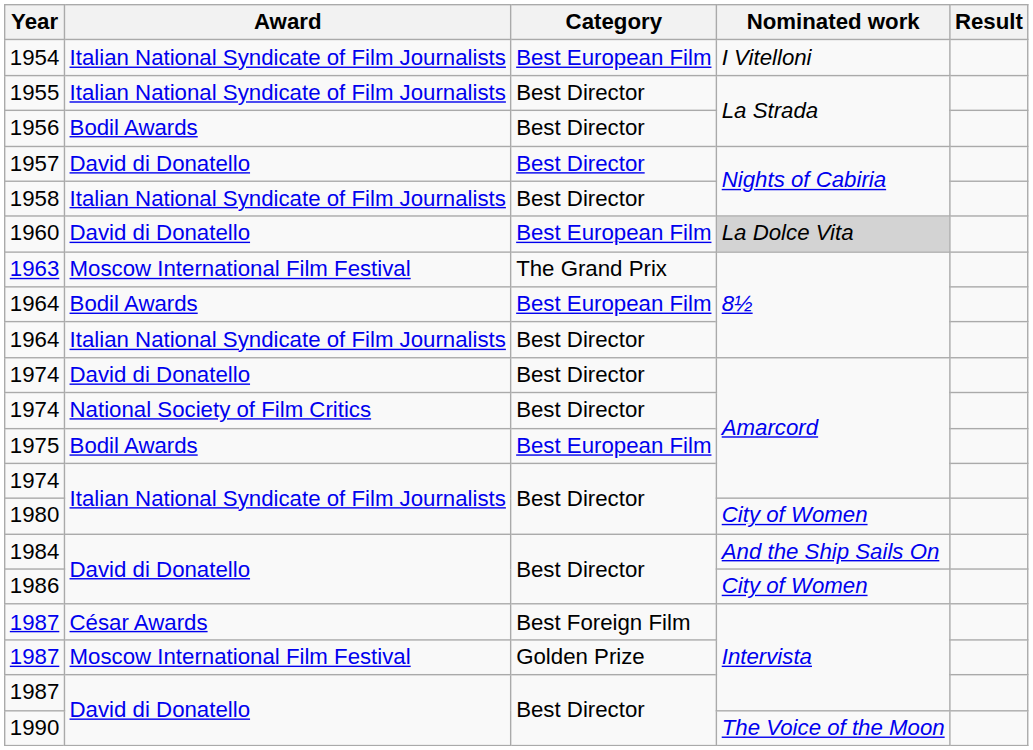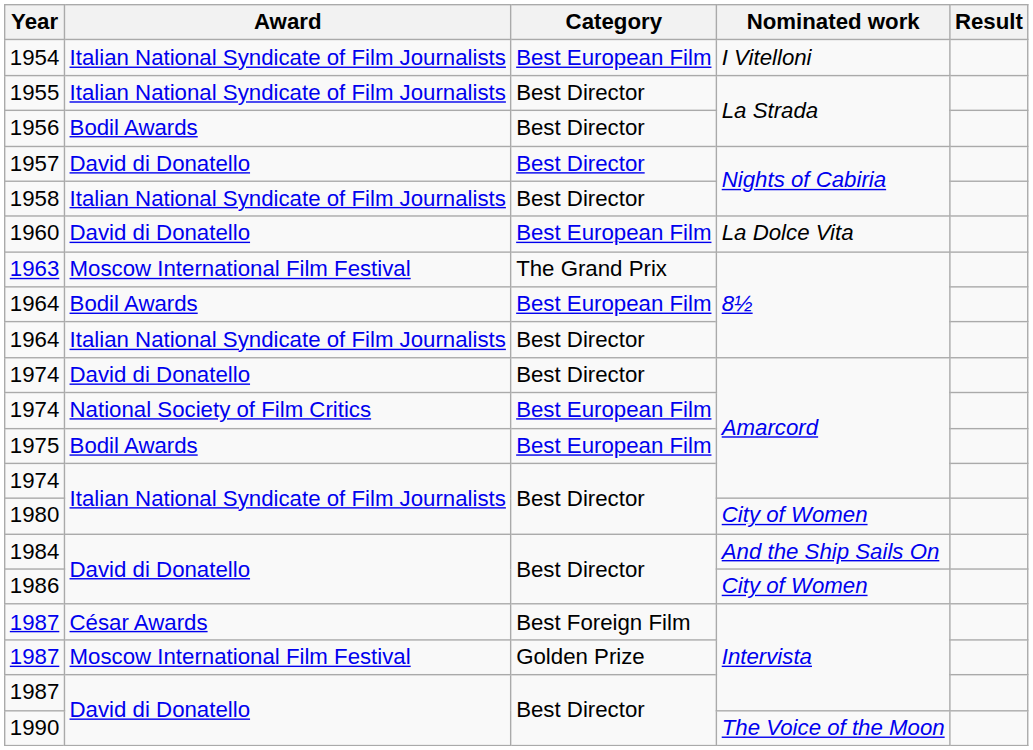(788, 233) lightgrey background -> (788, 233) no background
(580, 410) Best Director -> (614, 410) Best European Film
